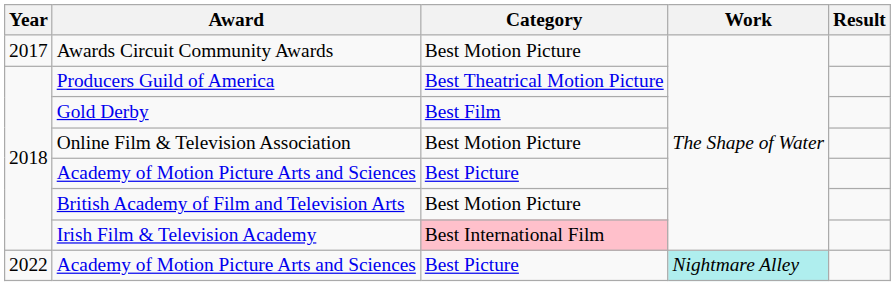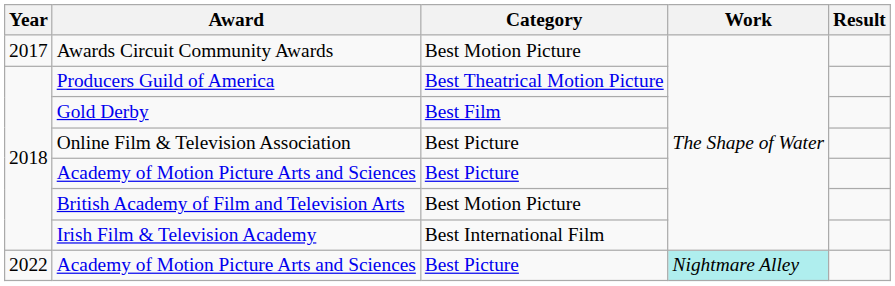(503, 142) Best Motion Picture -> (472, 142) Best Picture
(515, 234) pink background -> (515, 234) no background
